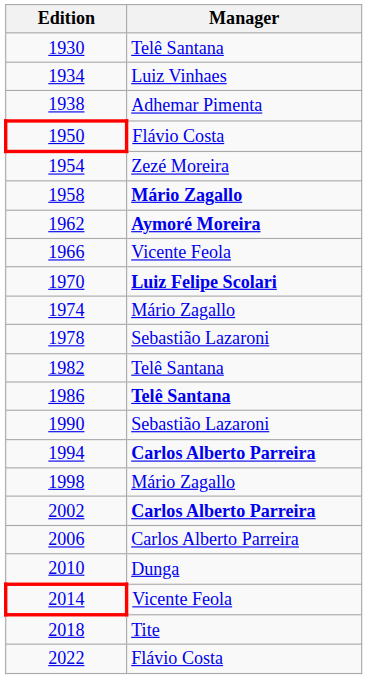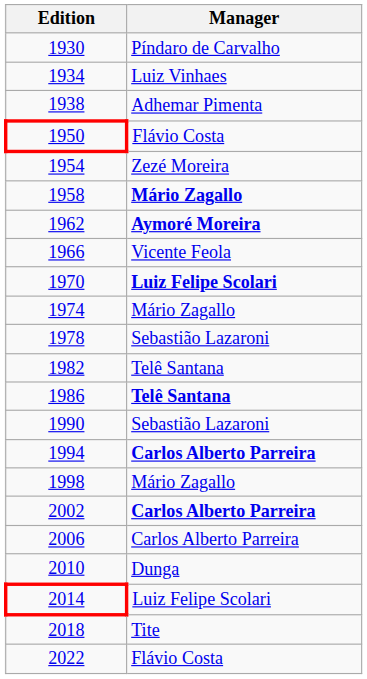(177, 47) Telê Santana -> (206, 47) Píndaro de Carvalho
(182, 599) Vicente Feola -> (202, 599) Luiz Felipe Scolari
